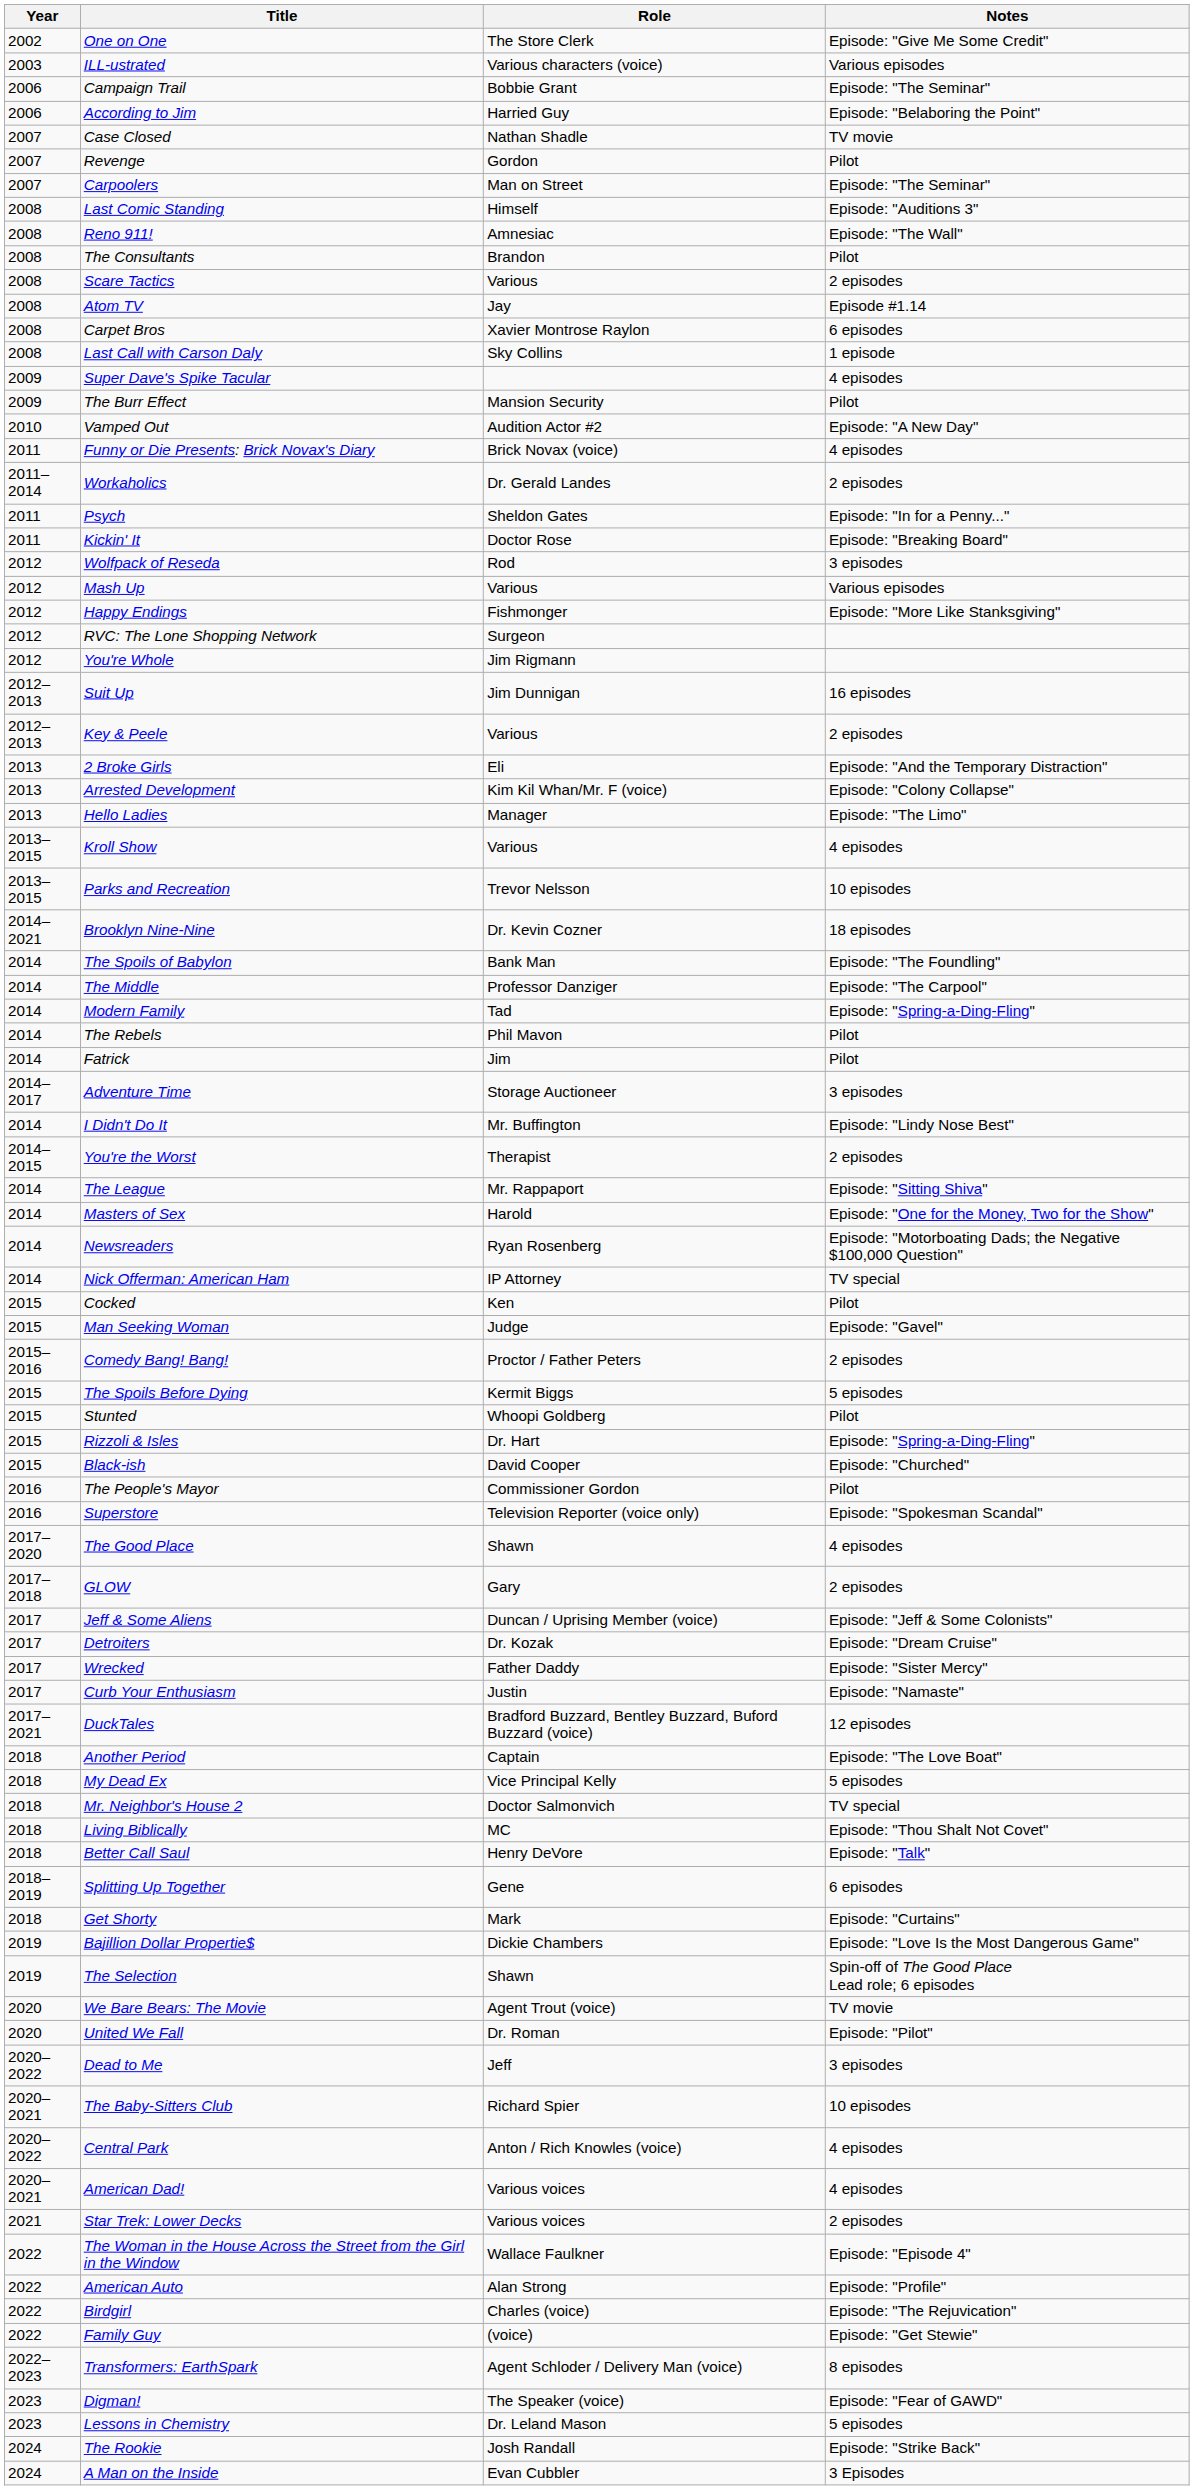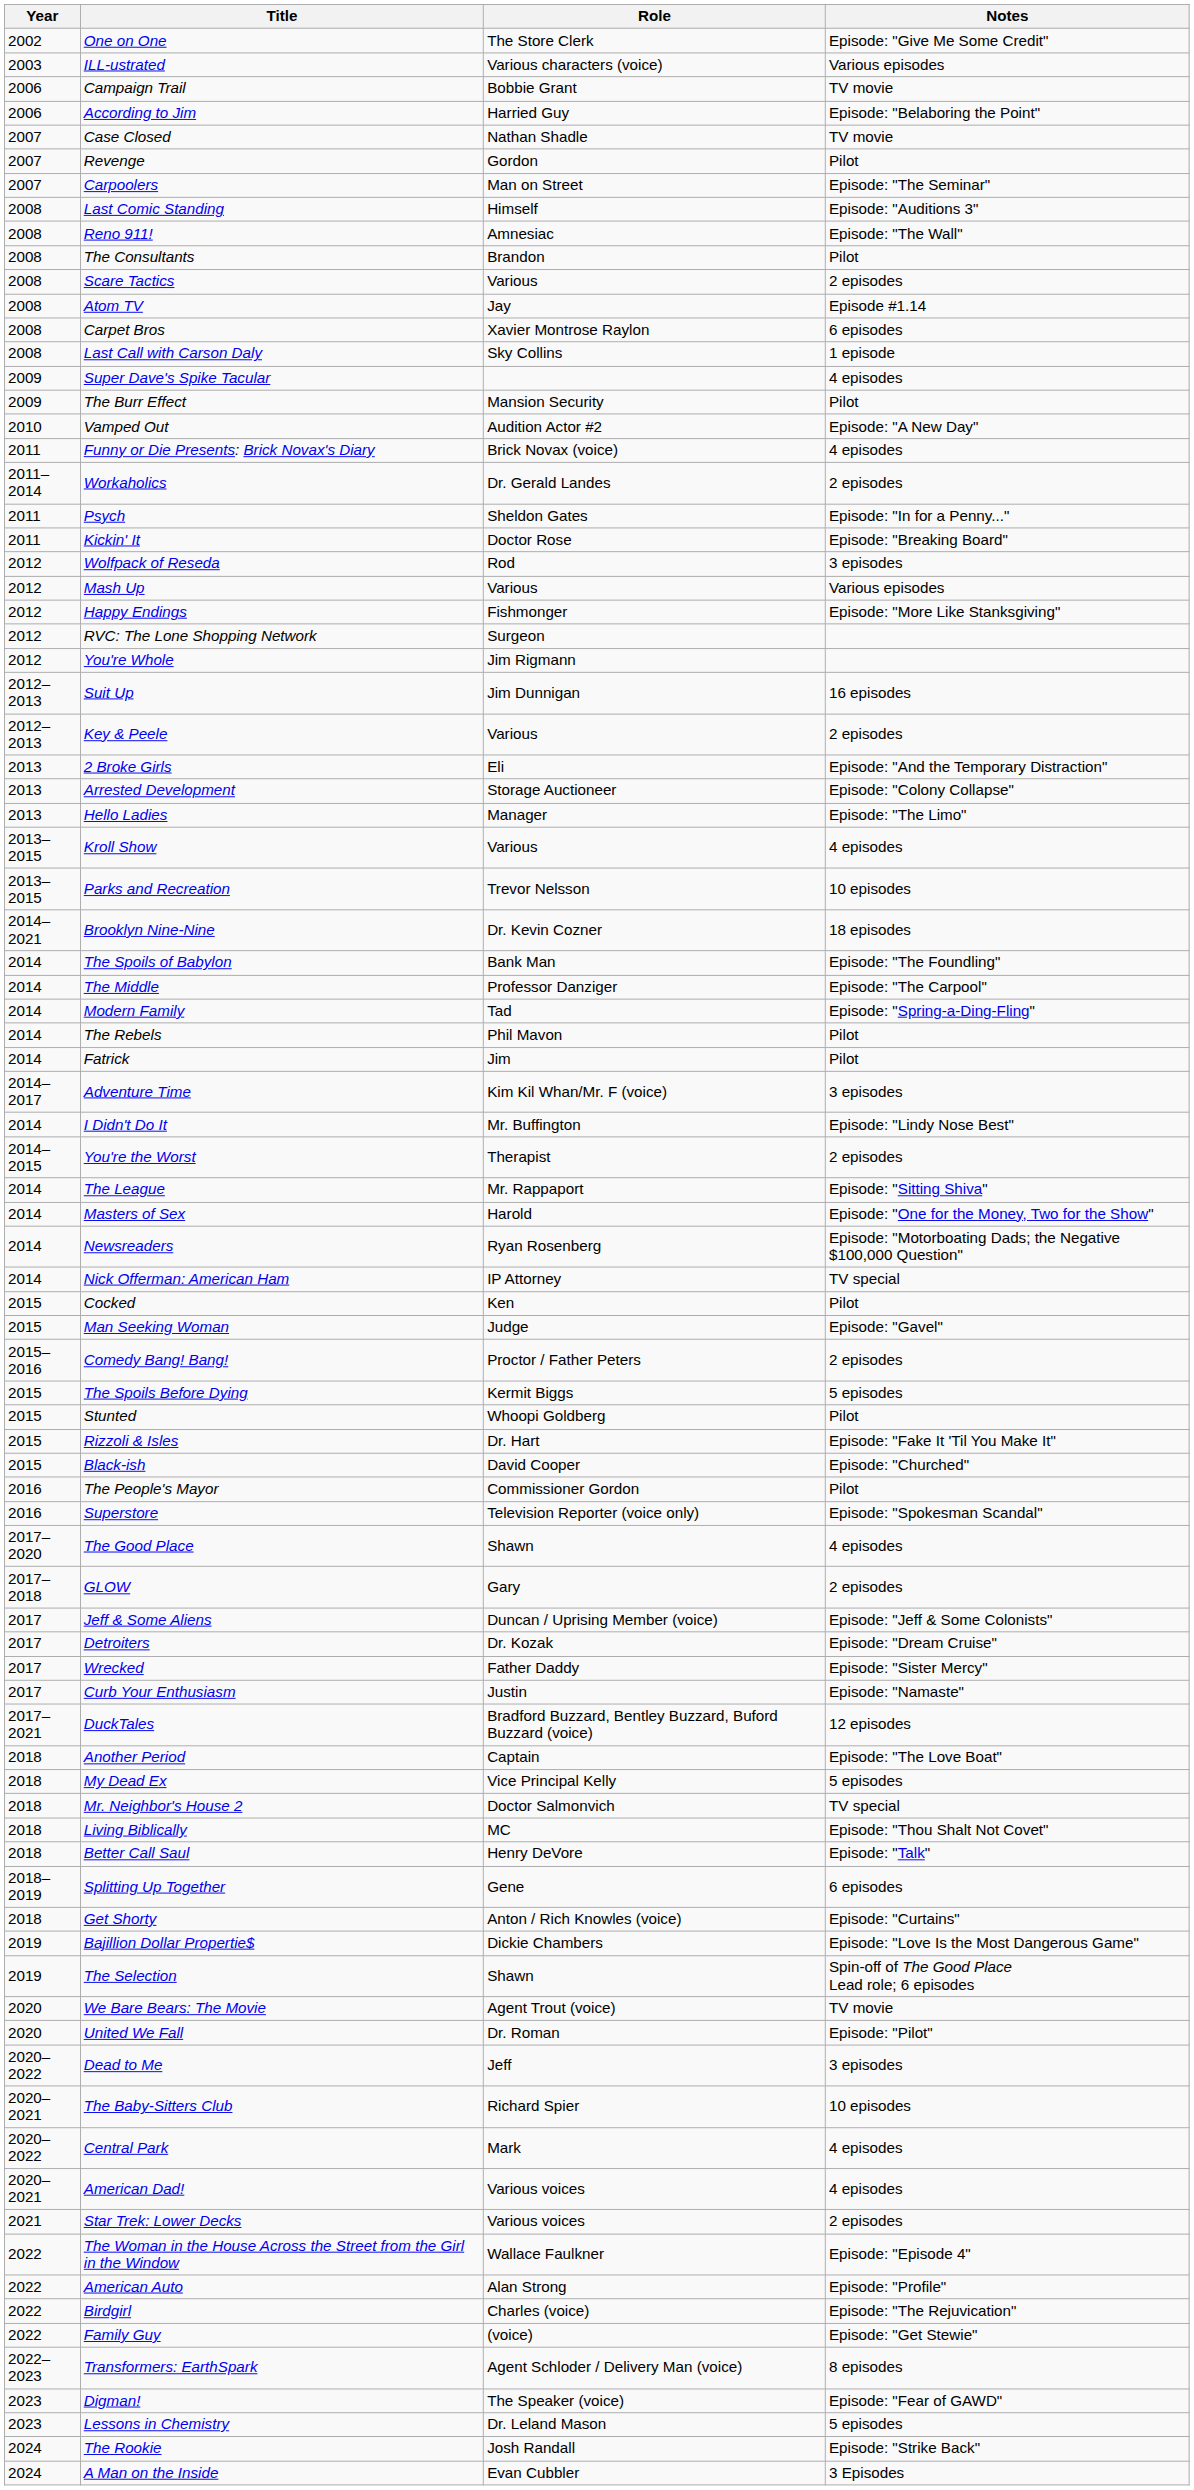(910, 88) Episode: "The Seminar" -> (861, 88) TV movie
(577, 791) Kim Kil Whan/Mr. F (voice) -> (552, 791) Storage Auctioneer
(552, 1091) Storage Auctioneer -> (577, 1091) Kim Kil Whan/Mr. F (voice)
(932, 1441) Episode: "Spring-a-Ding-Fling" -> (942, 1441) Episode: "Fake It 'Til You Make It"
(504, 1919) Mark -> (584, 1919) Anton / Rich Knowles (voice)
(584, 2147) Anton / Rich Knowles (voice) -> (504, 2147) Mark
